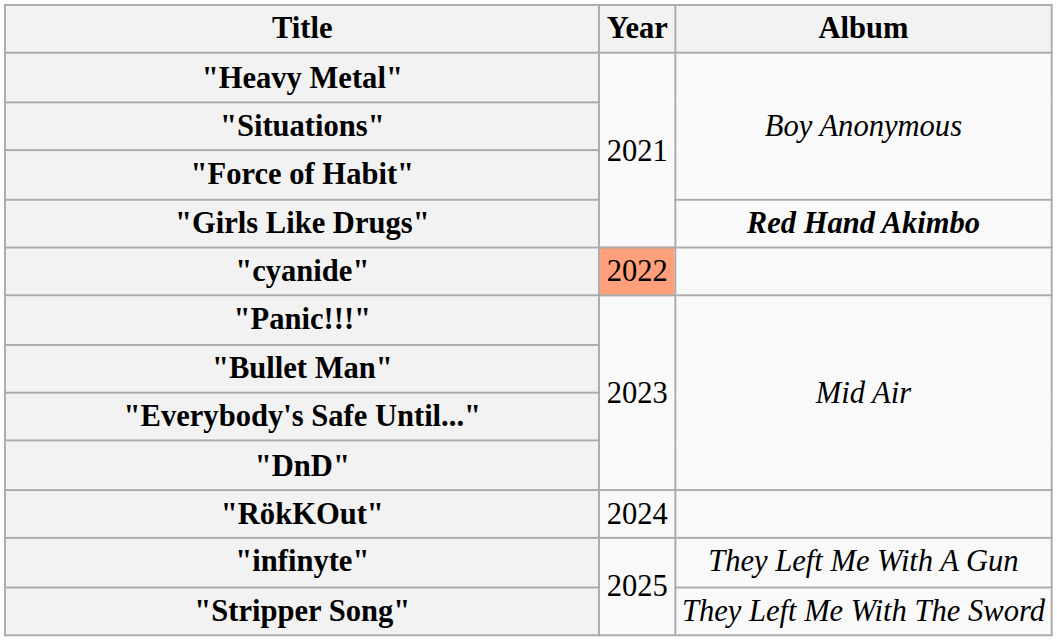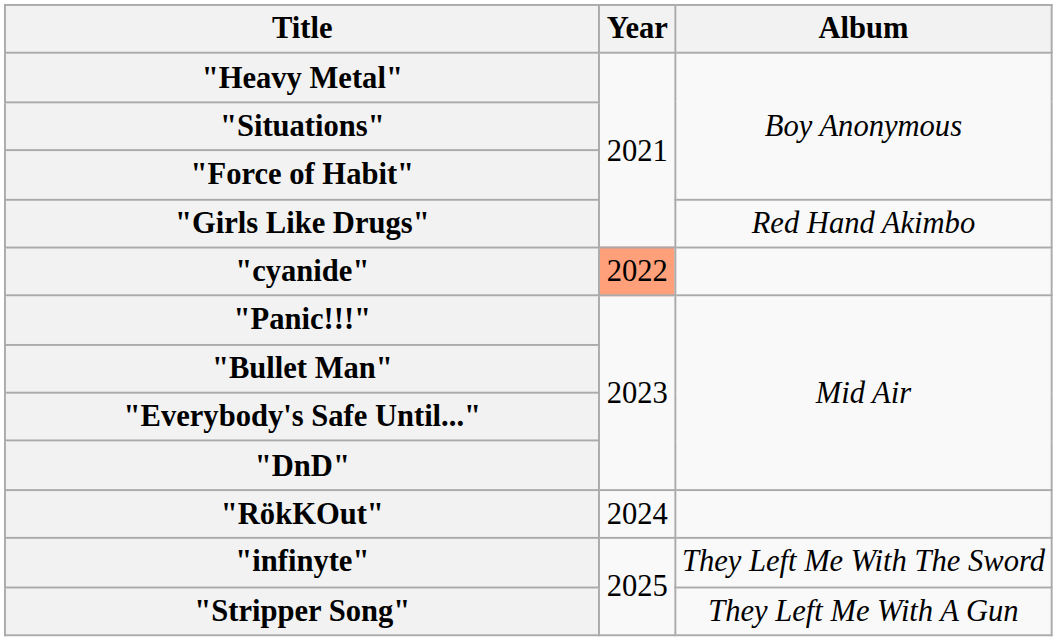(863, 222) bold -> (863, 222) normal
(863, 561) They Left Me With A Gun -> (863, 561) They Left Me With The Sword
(863, 610) They Left Me With The Sword -> (863, 610) They Left Me With A Gun
